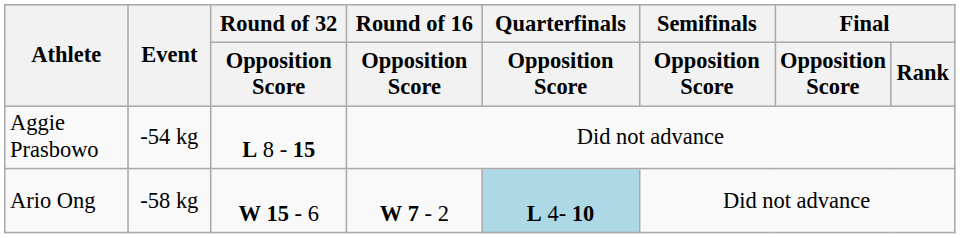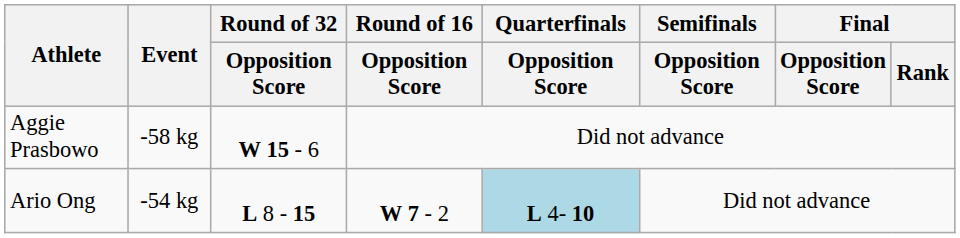(169, 137) -54 kg -> (169, 137) -58 kg
(279, 150) L 8 - 15 -> (279, 150) W 15 - 6
(169, 200) -58 kg -> (169, 200) -54 kg
(279, 214) W 15 - 6 -> (279, 214) L 8 - 15
